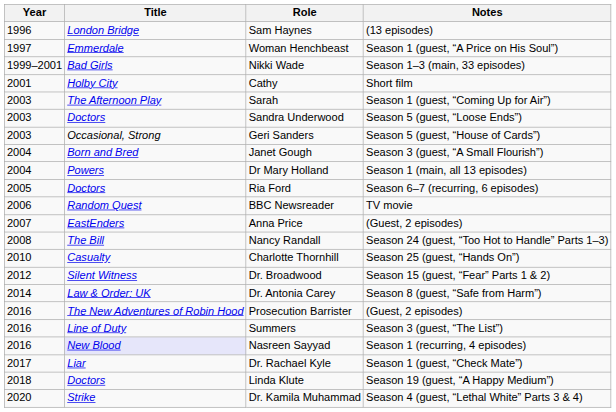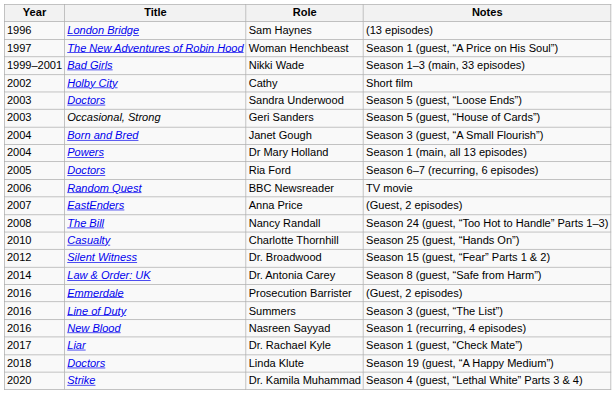(95, 48) Emmerdale -> (155, 48) The New Adventures of Robin Hood
(19, 83) 2001 -> (19, 83) 2002
- row: (263, 100)
(155, 310) The New Adventures of Robin Hood -> (95, 293) Emmerdale
(94, 345) lavender background -> (94, 328) no background
